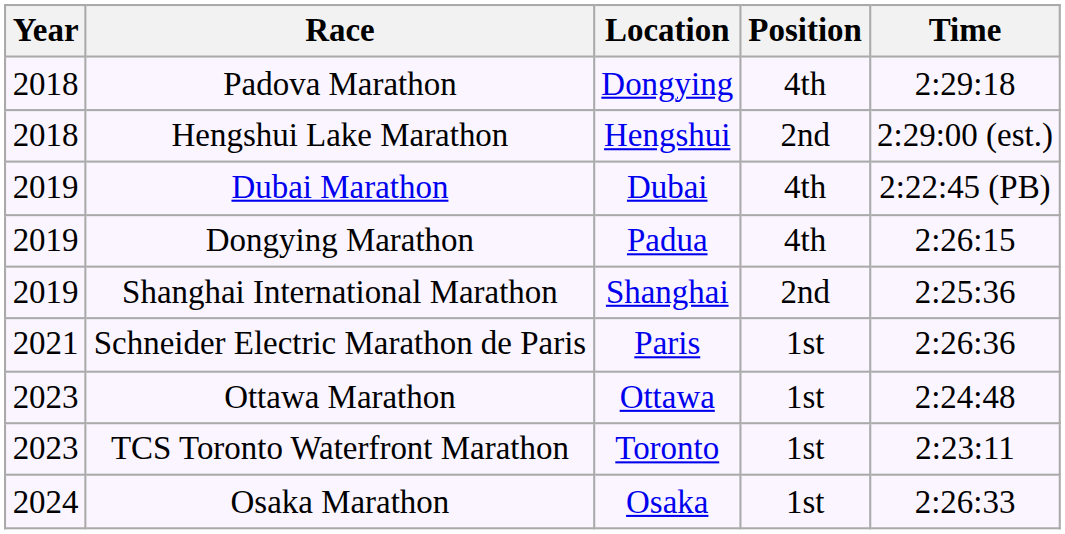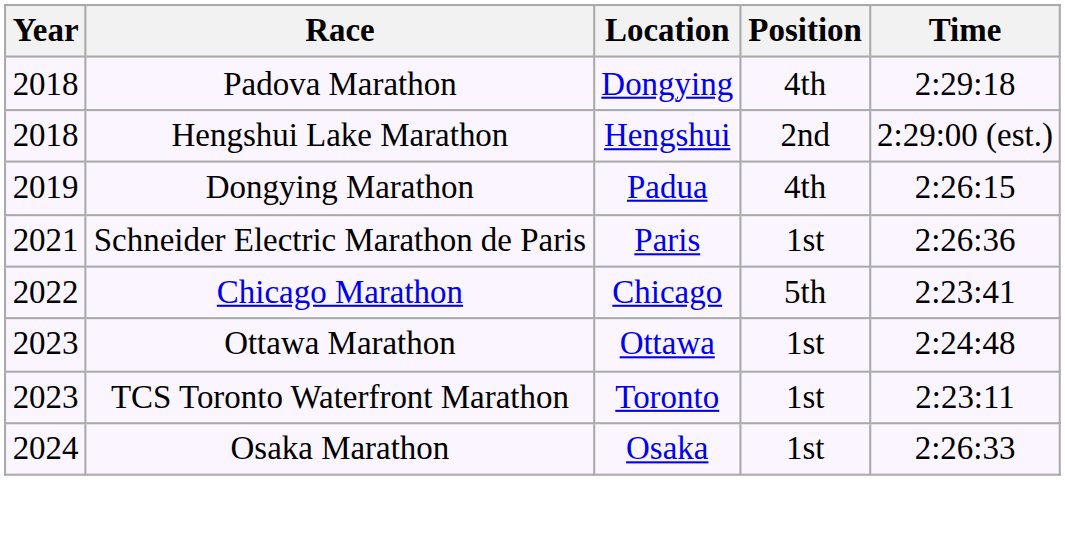- row: (340, 187)
- row: (340, 291)
+ row: (340, 291)
